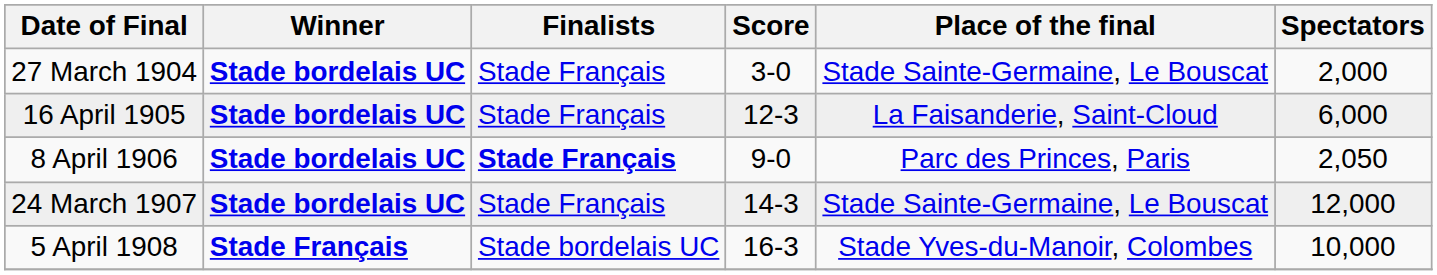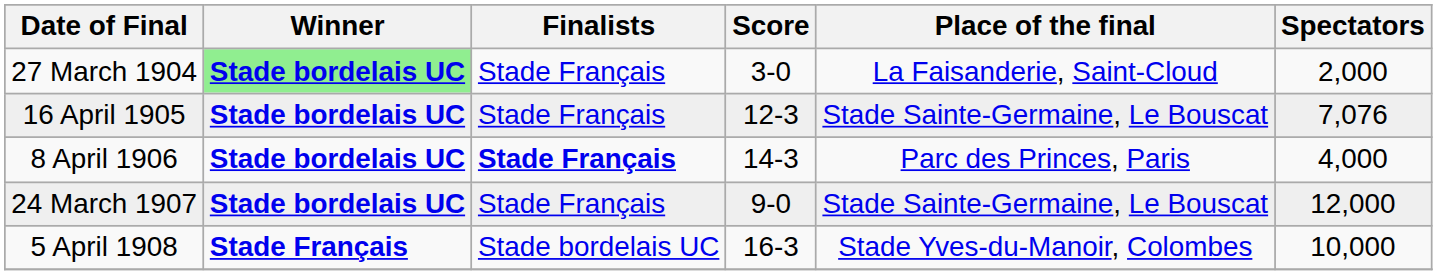(337, 70) no background -> (337, 70) lightgreen background
(1045, 70) Stade Sainte-Germaine, Le Bouscat -> (1045, 70) La Faisanderie, Saint-Cloud
(1045, 114) La Faisanderie, Saint-Cloud -> (1045, 114) Stade Sainte-Germaine, Le Bouscat
(1353, 114) 6,000 -> (1353, 114) 7,076
(771, 159) 9-0 -> (771, 159) 14-3
(1353, 159) 2,050 -> (1353, 159) 4,000
(771, 203) 14-3 -> (771, 203) 9-0
